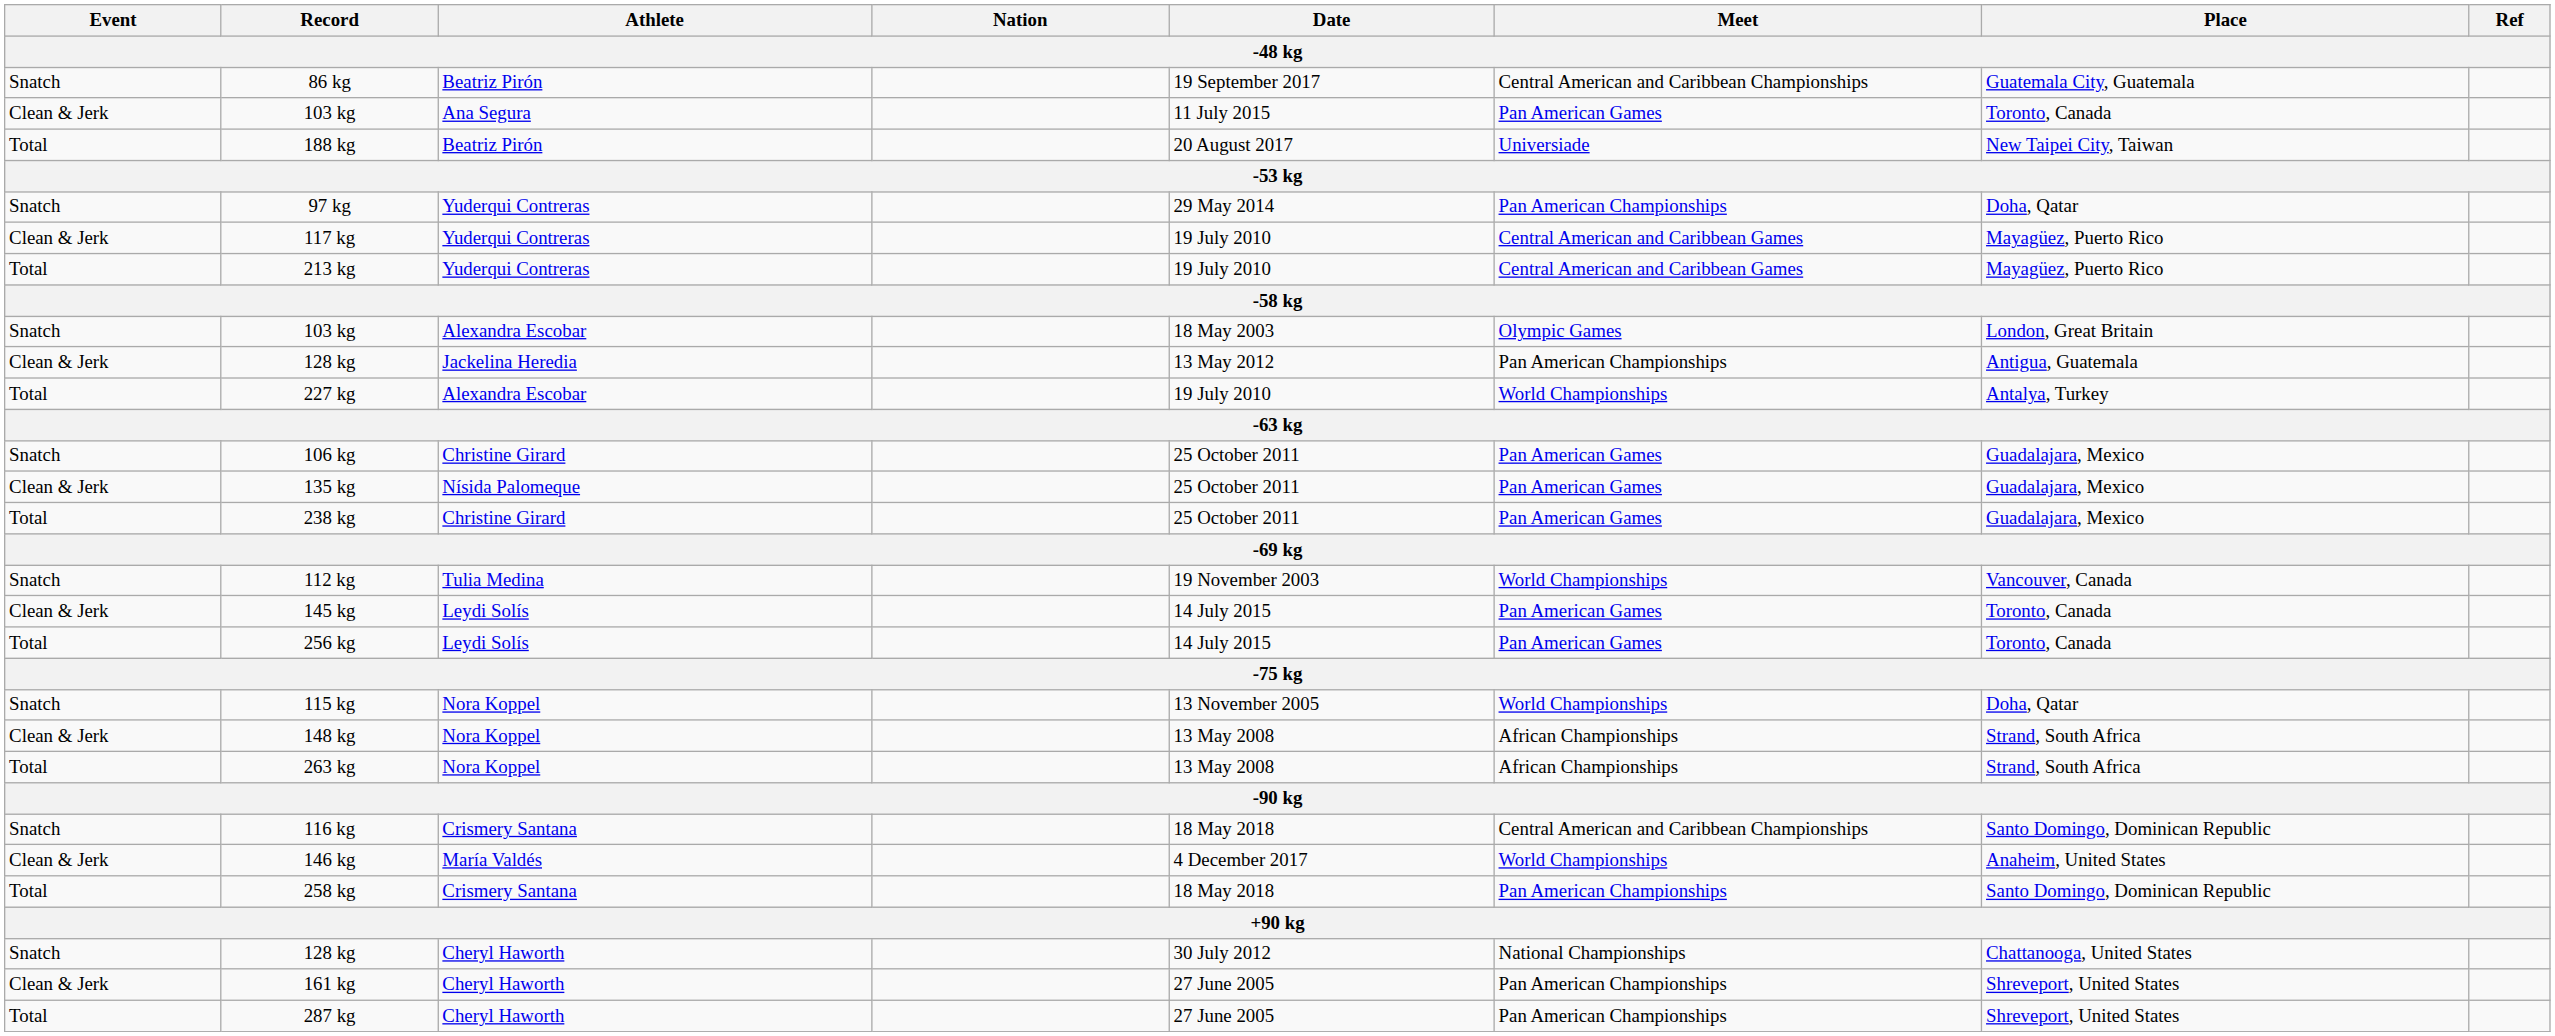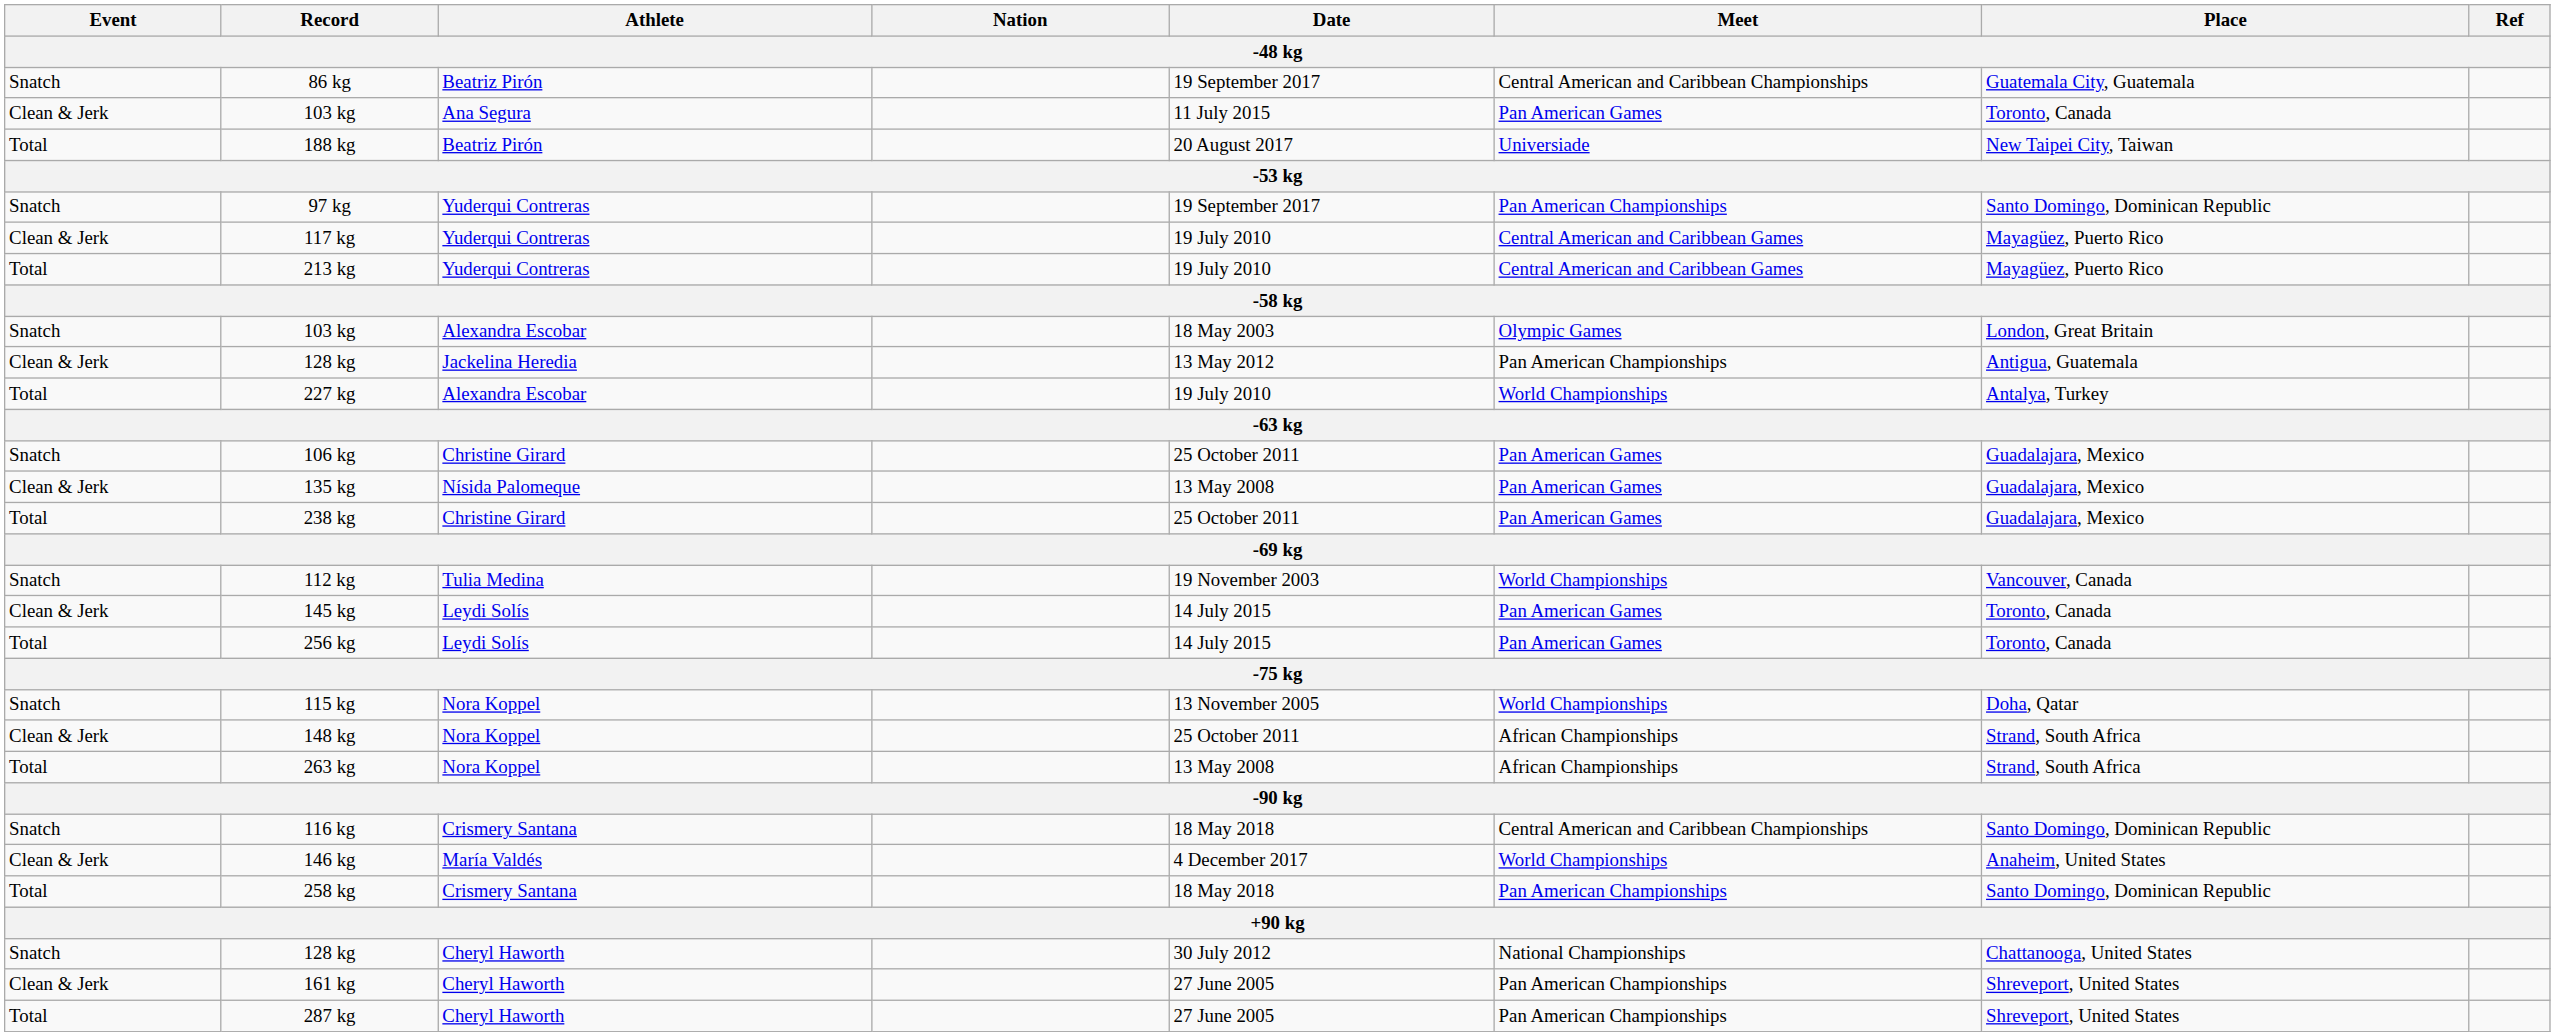(1224, 207) 29 May 2014 -> (1247, 207) 19 September 2017
(2032, 207) Doha, Qatar -> (2128, 207) Santo Domingo, Dominican Republic
(1237, 487) 25 October 2011 -> (1224, 487) 13 May 2008
(1224, 736) 13 May 2008 -> (1237, 736) 25 October 2011
